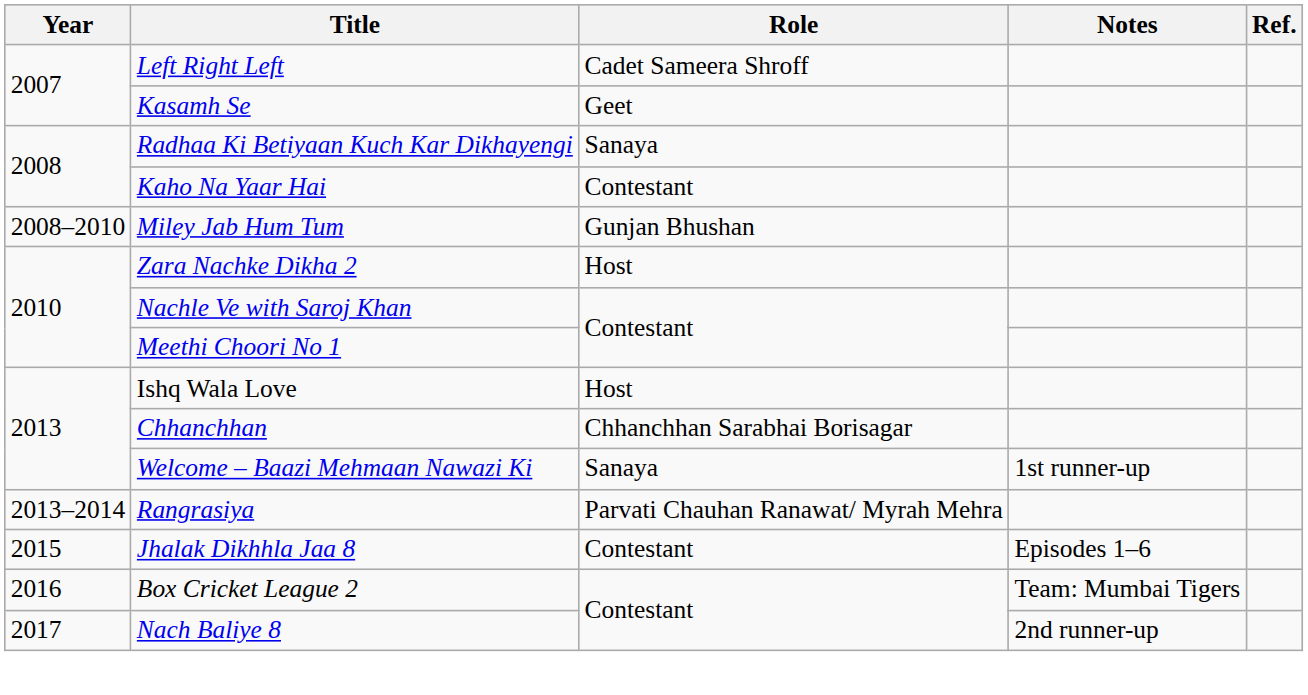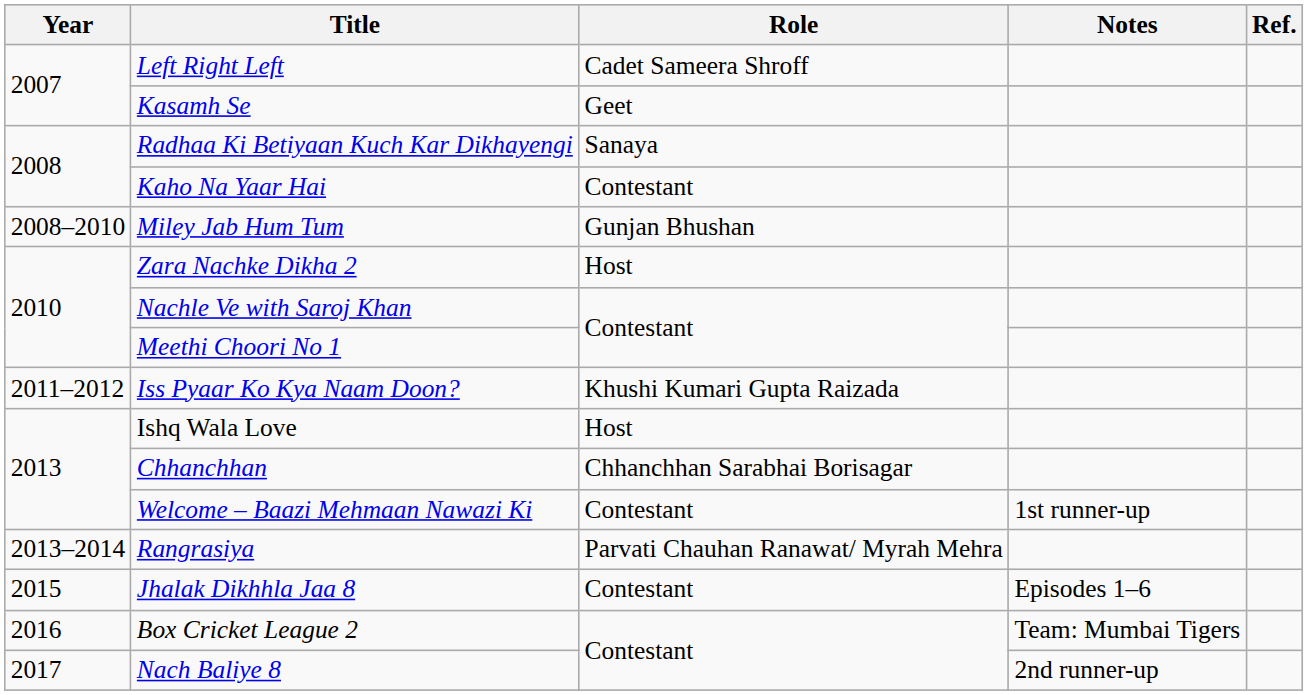+ row: (298, 387)
(621, 468) Sanaya -> (639, 508) Contestant
